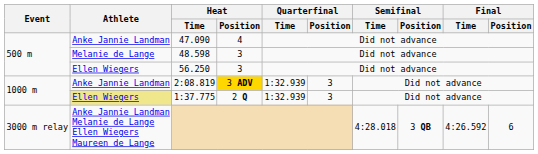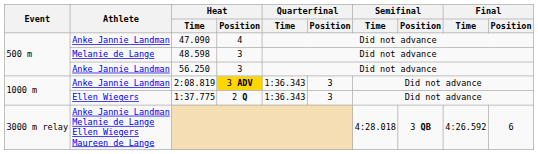(106, 69) Ellen Wiegers -> (121, 69) Anke Jannie Landman
(285, 83) 1:32.939 -> (285, 83) 1:36.343
(106, 97) khaki background -> (106, 97) no background
(285, 97) 1:32.939 -> (285, 97) 1:36.343
